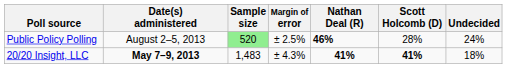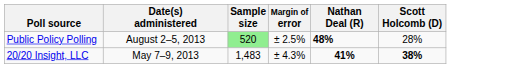- column: (474, 23)
(323, 39) 46% -> (323, 39) 48%
(166, 55) bold -> (166, 55) normal
(412, 55) 41% -> (412, 55) 38%
